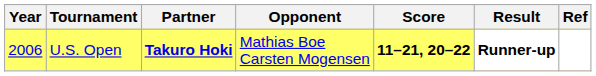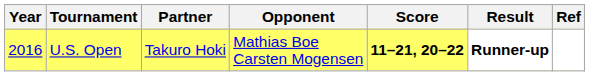(25, 50) 2006 -> (25, 50) 2016
(189, 50) bold -> (185, 50) normal
